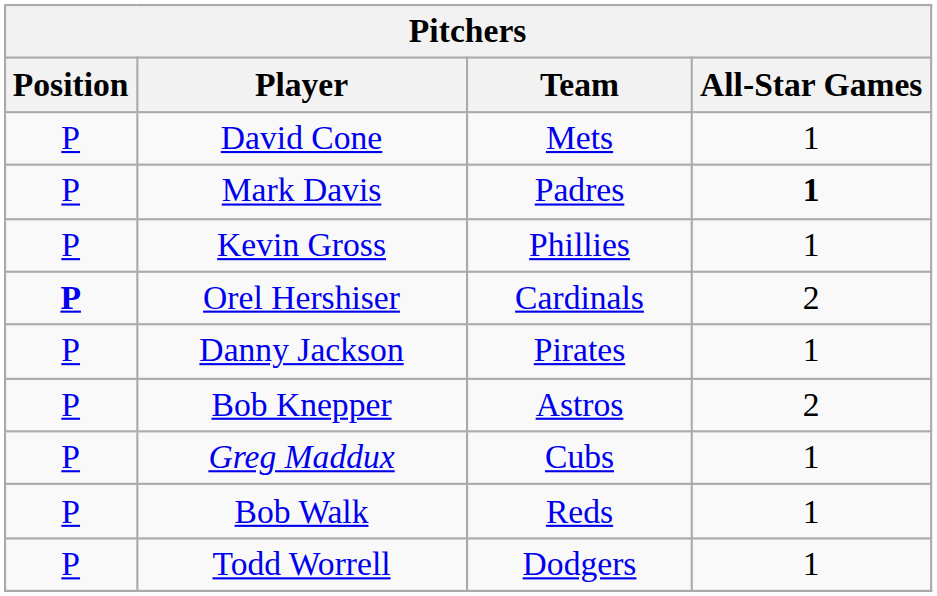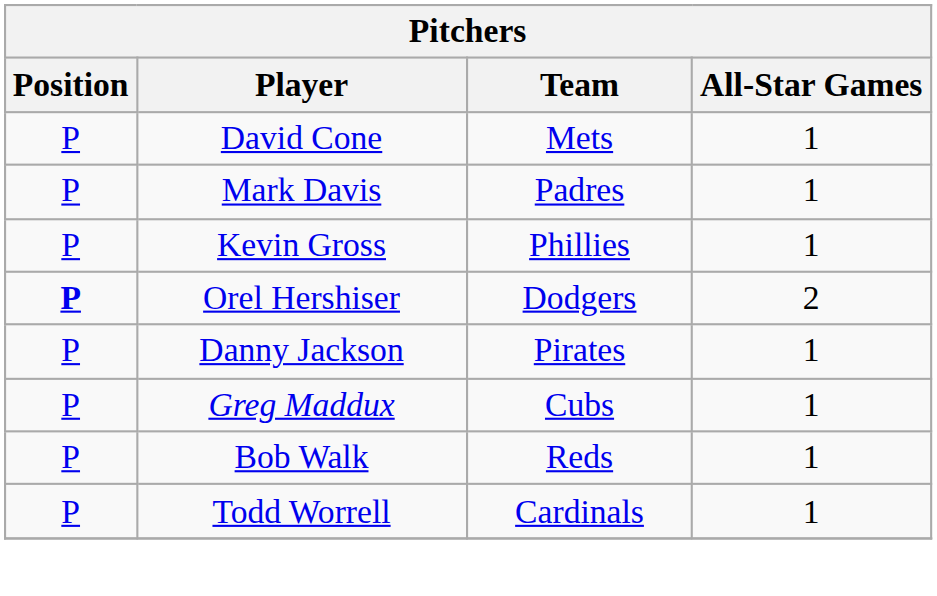(811, 191) bold -> (811, 191) normal
(580, 297) Cardinals -> (580, 297) Dodgers
- row: (302, 404)
(580, 564) Dodgers -> (580, 510) Cardinals
